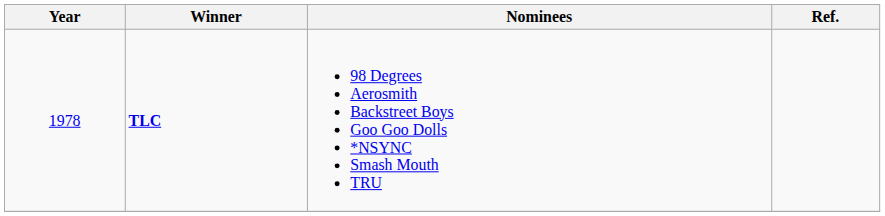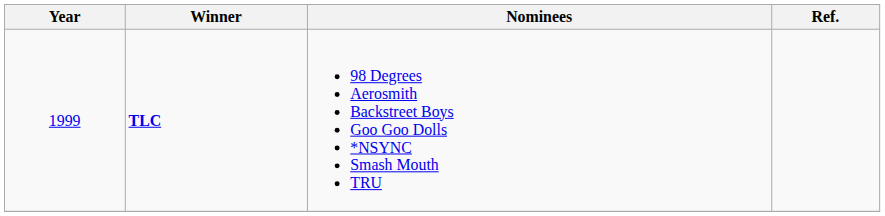(65, 120) 1978 -> (65, 120) 1999
